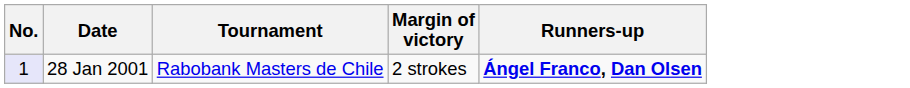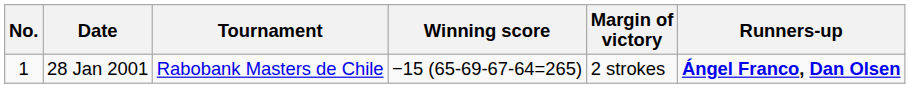+ column: (487, 30)
(24, 69) lavender background -> (24, 69) no background
